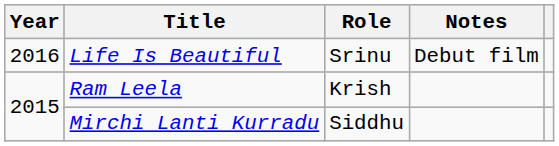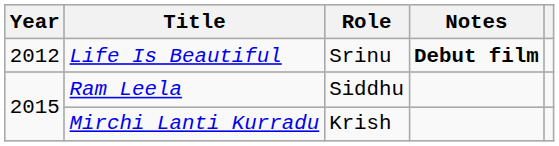(35, 56) 2016 -> (35, 56) 2012
(476, 56) normal -> (476, 56) bold
(360, 90) Krish -> (367, 90) Siddhu
(367, 123) Siddhu -> (360, 123) Krish
